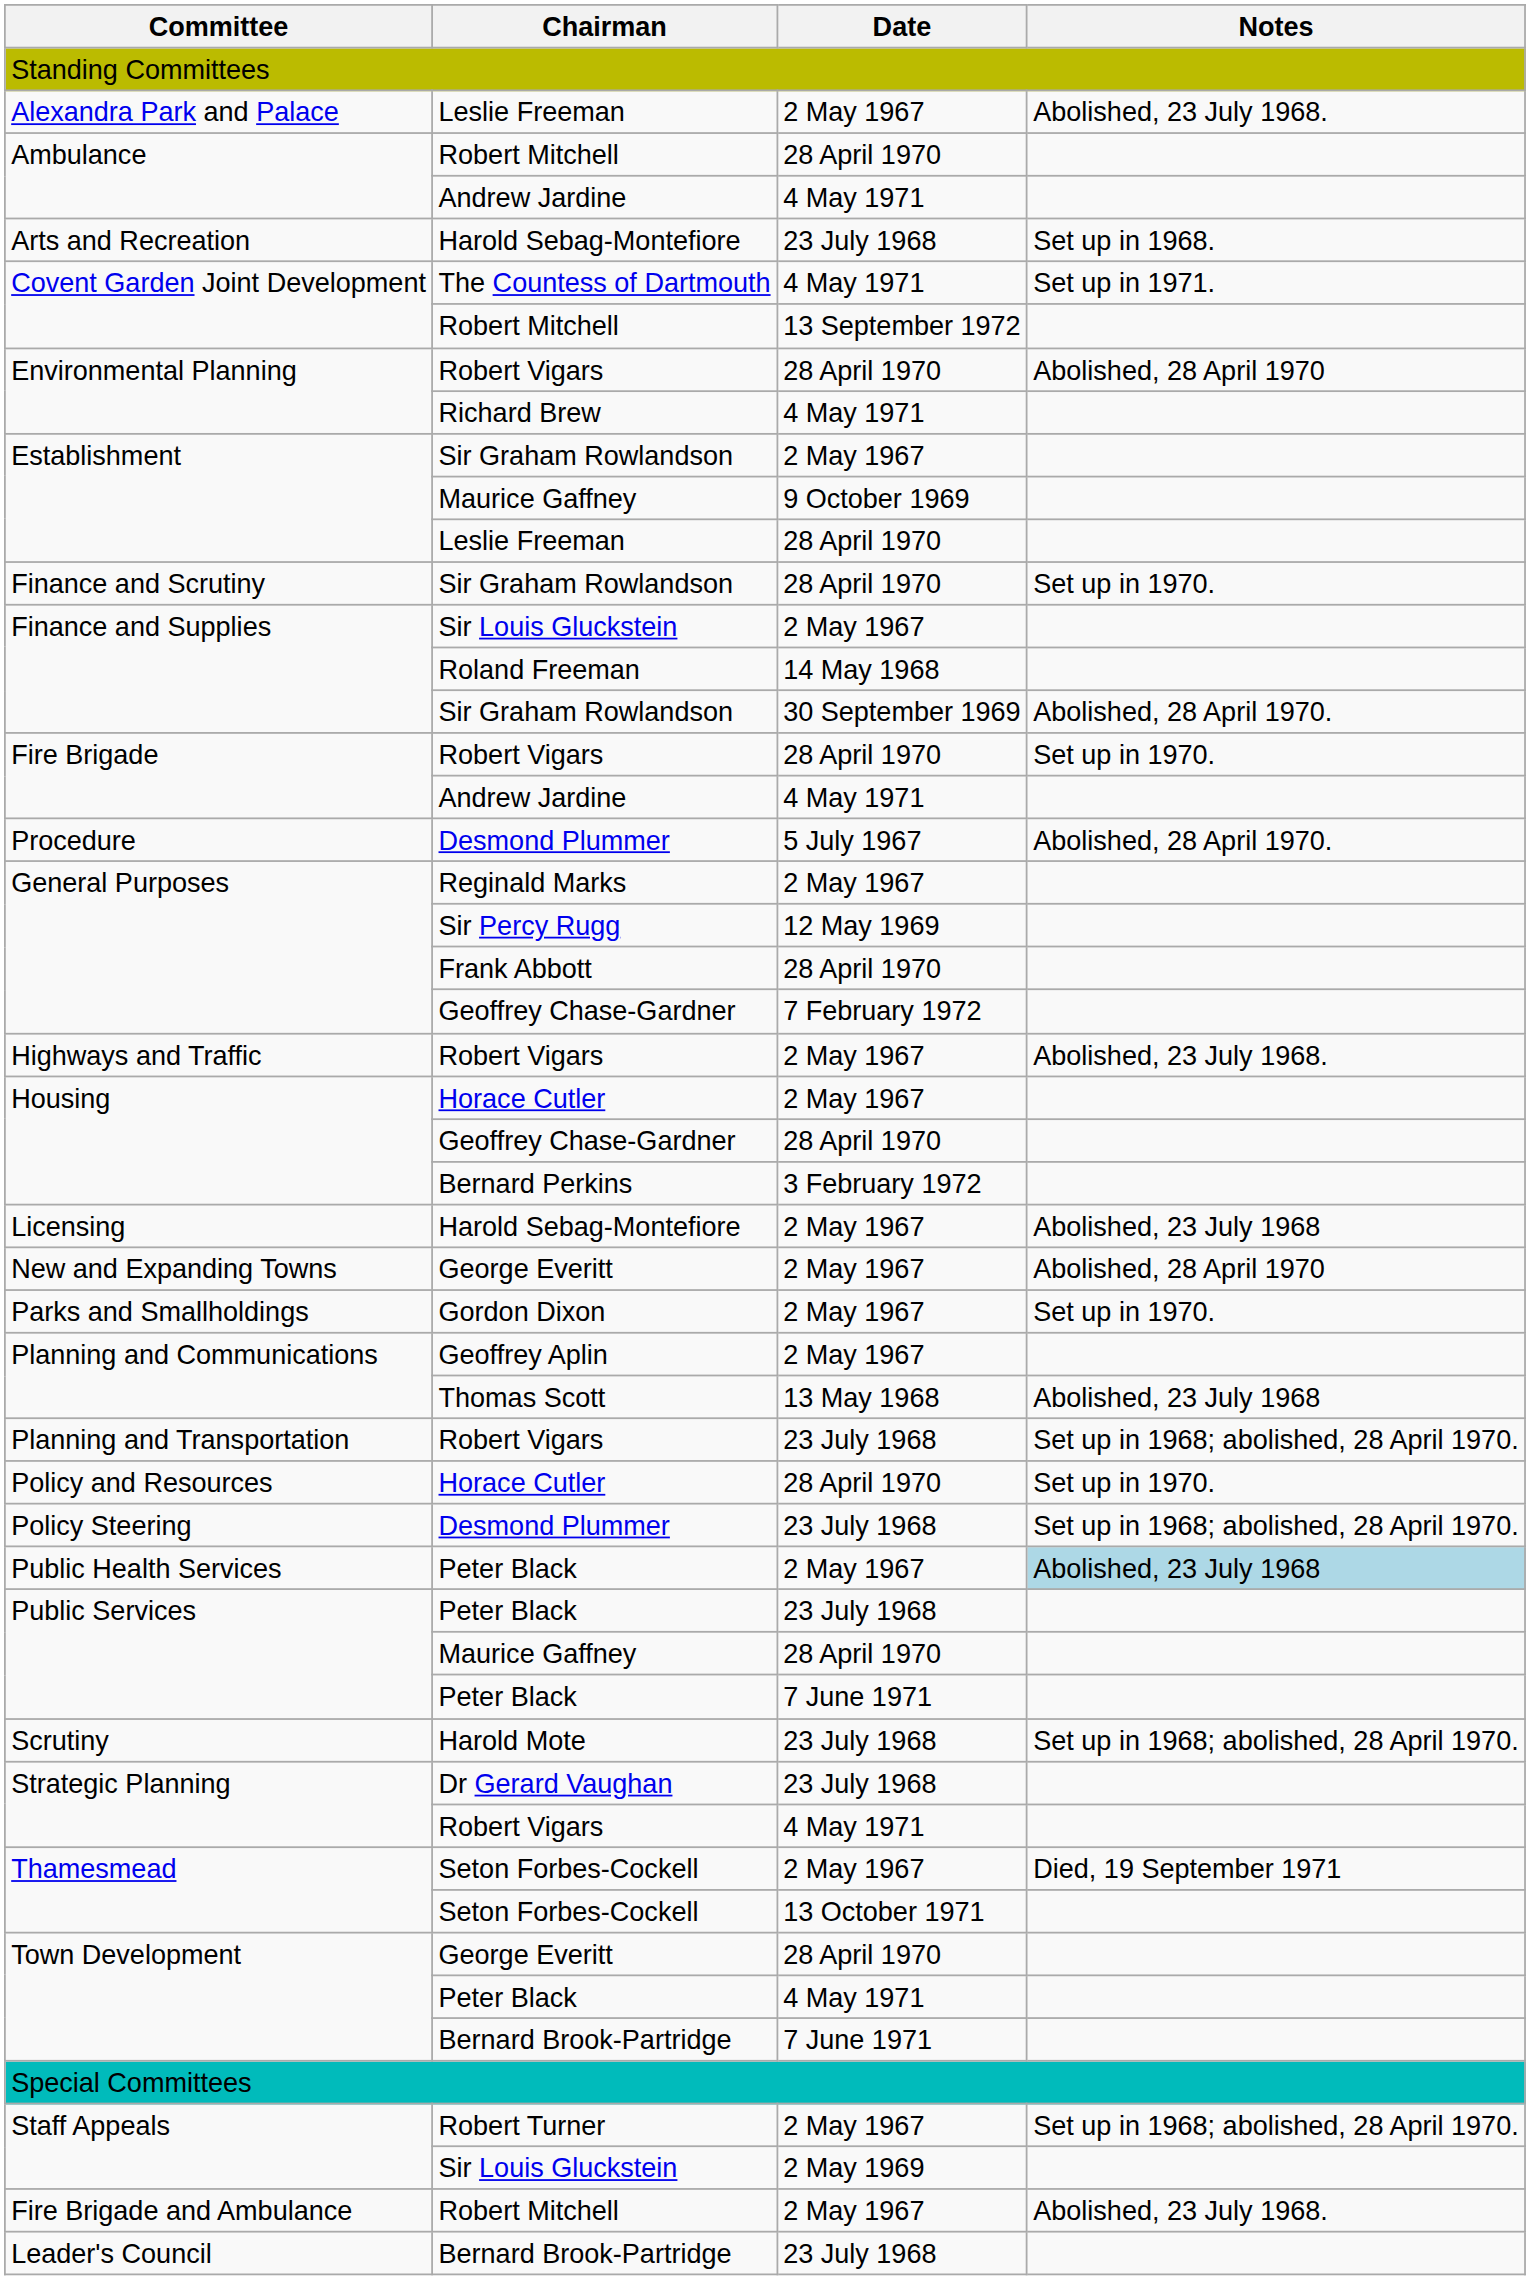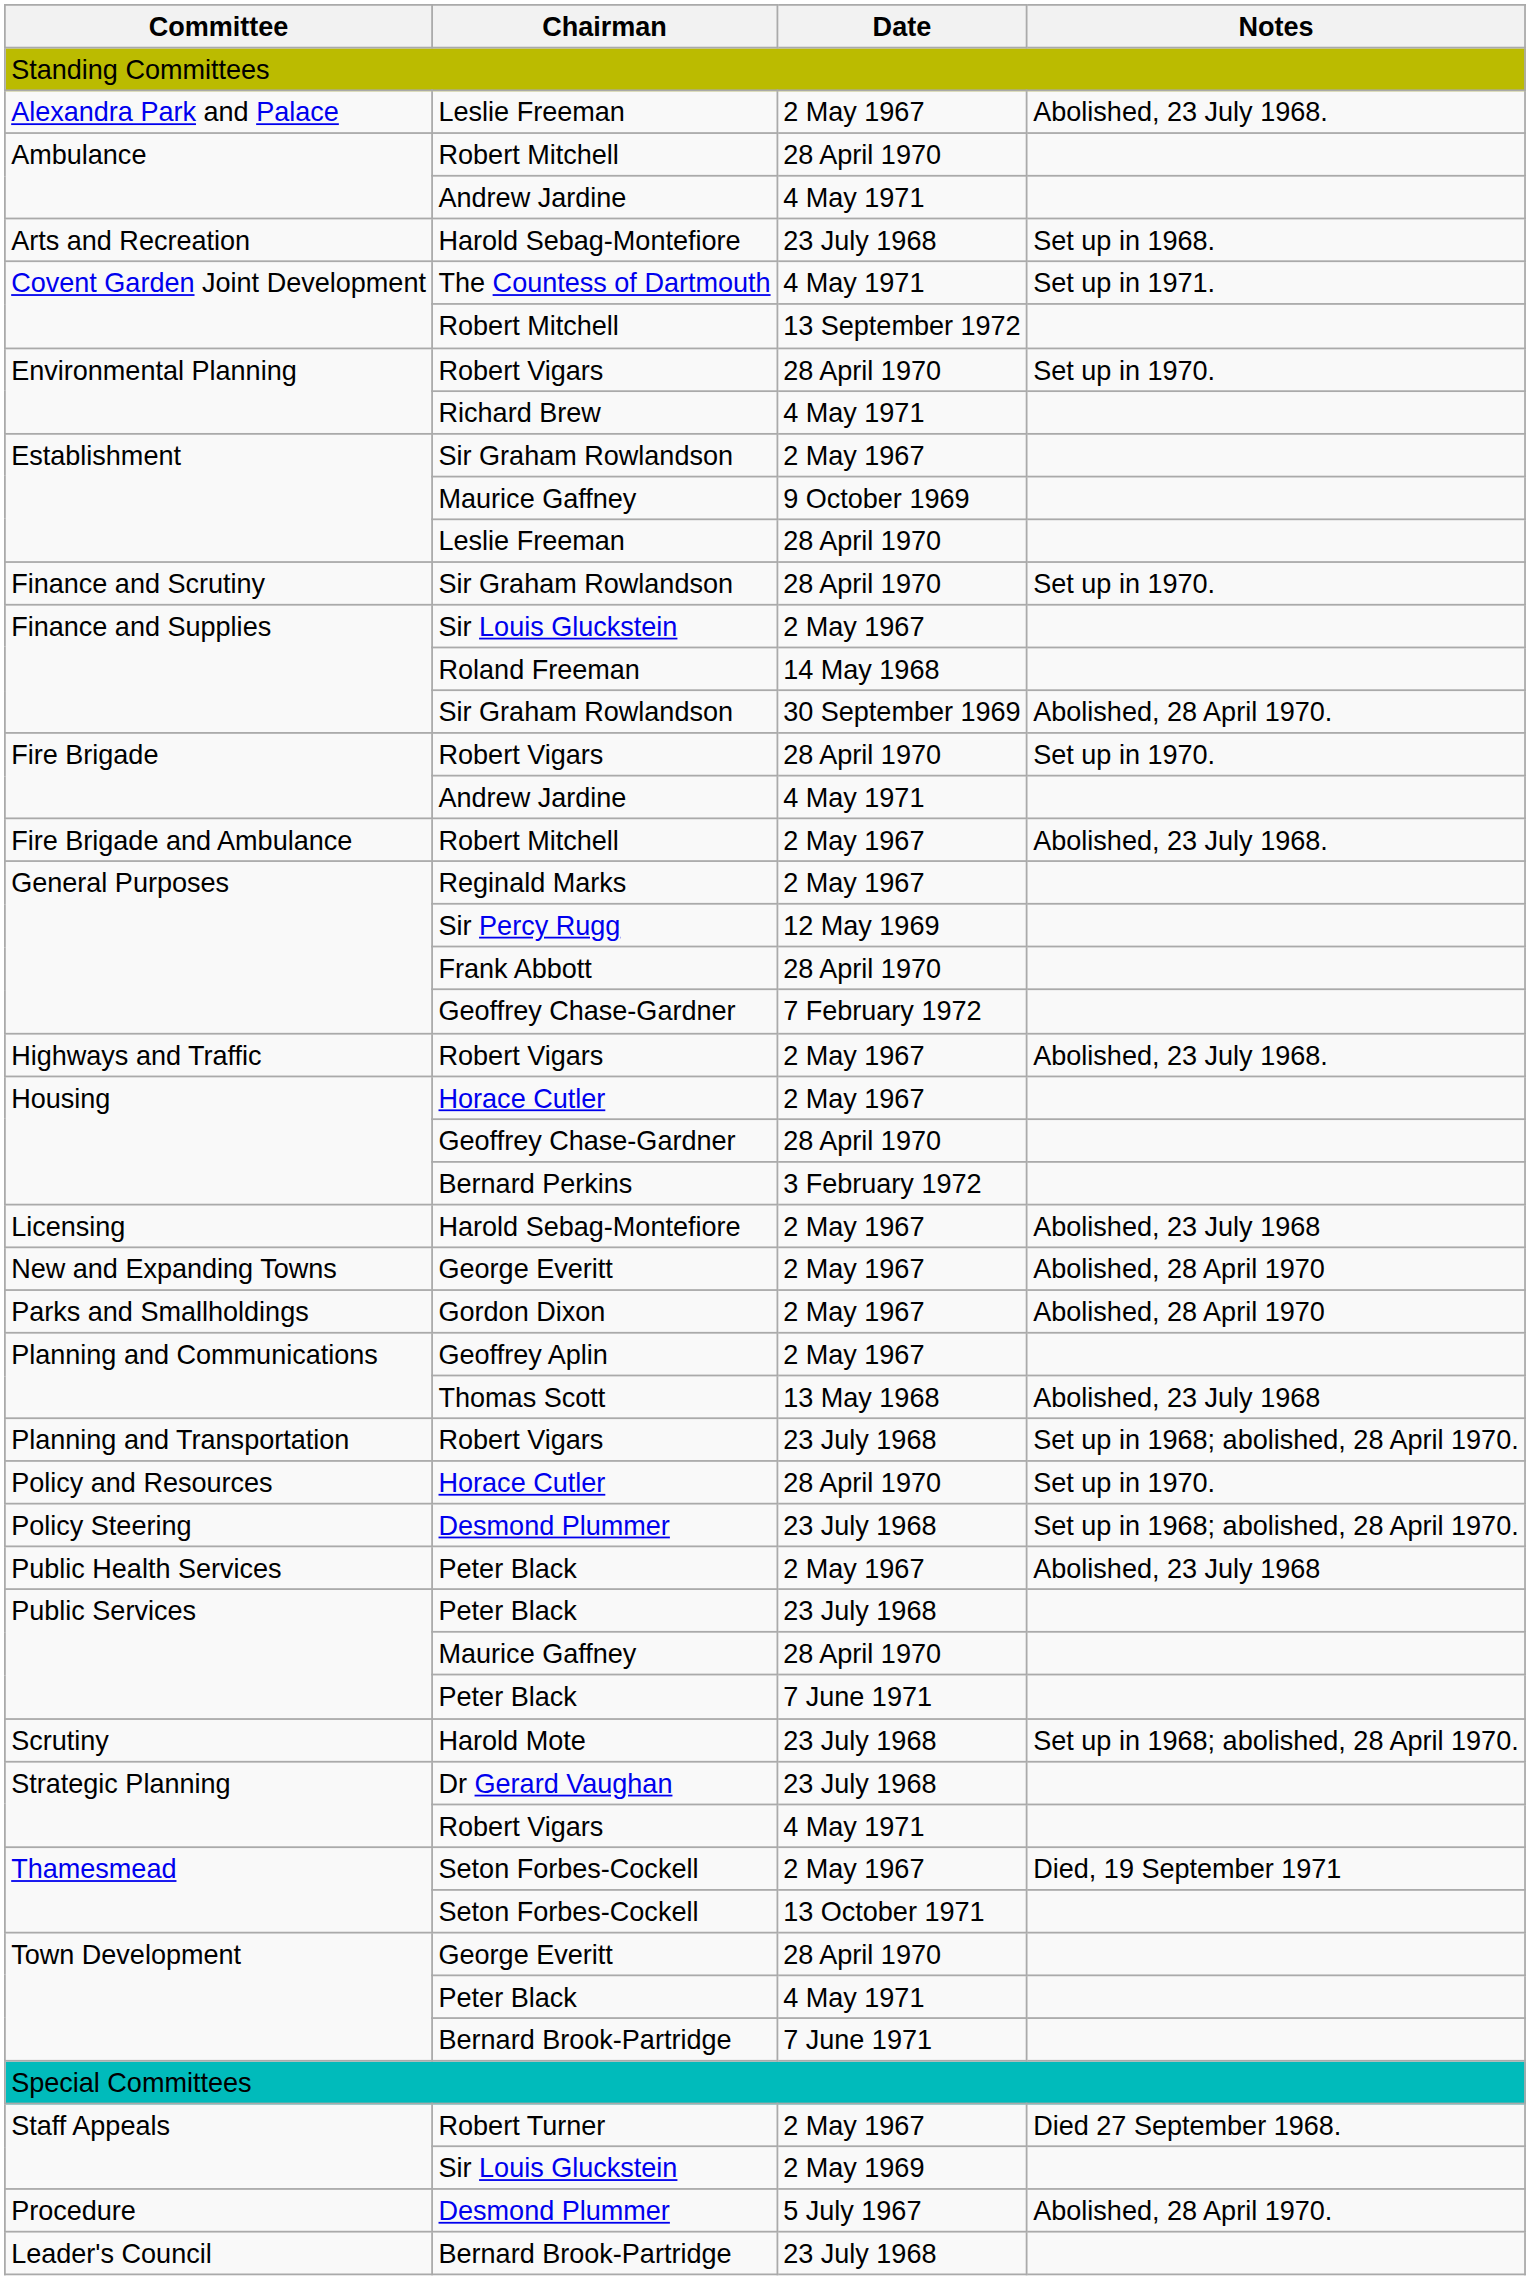(1179, 369) Abolished, 28 April 1970 -> (1124, 369) Set up in 1970.
rows swapped: (182, 2211) <-> (74, 840)
(1124, 1311) Set up in 1970. -> (1179, 1311) Abolished, 28 April 1970
(1177, 1568) lightblue background -> (1177, 1568) no background
(1276, 2125) Set up in 1968; abolished, 28 April 1970. -> (1187, 2125) Died 27 September 1968.
